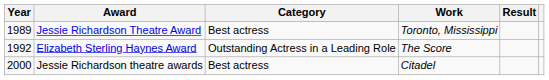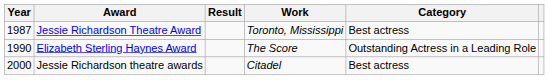columns swapped: (302, 13) <-> (519, 13)
(19, 30) 1989 -> (19, 30) 1987
(19, 48) 1992 -> (19, 48) 1990
